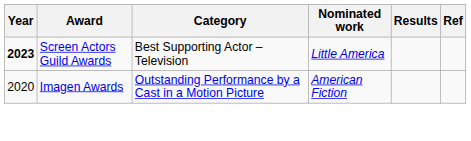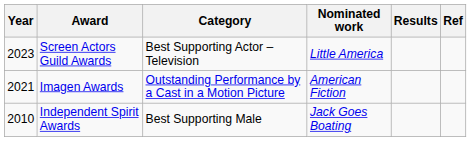(21, 53) bold -> (21, 53) normal
(21, 86) 2020 -> (21, 86) 2021
+ row: (89, 119)
